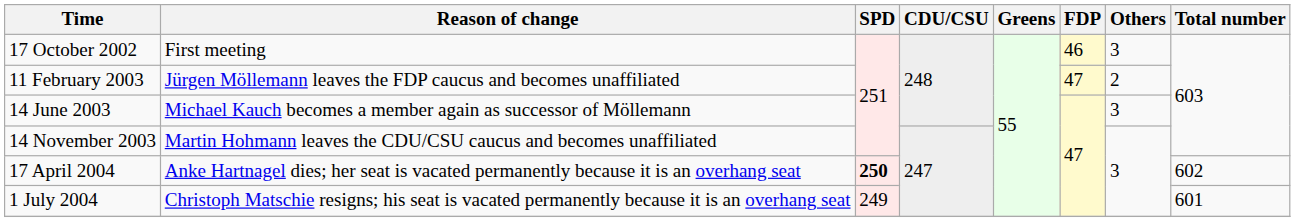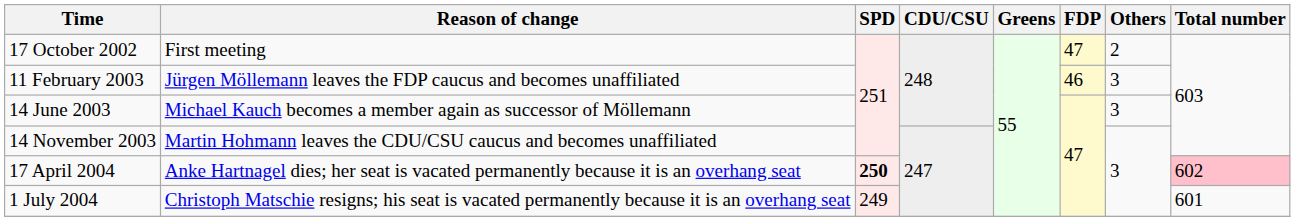(1074, 49) 46 -> (1074, 49) 47
(1115, 49) 3 -> (1115, 49) 2
(1074, 79) 47 -> (1074, 79) 46
(1115, 79) 2 -> (1115, 79) 3
(1189, 170) no background -> (1189, 170) pink background
